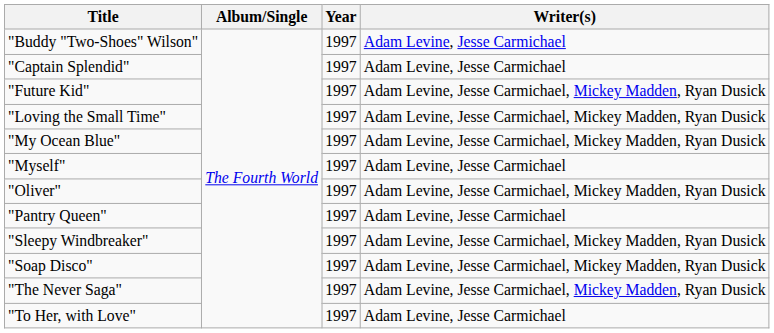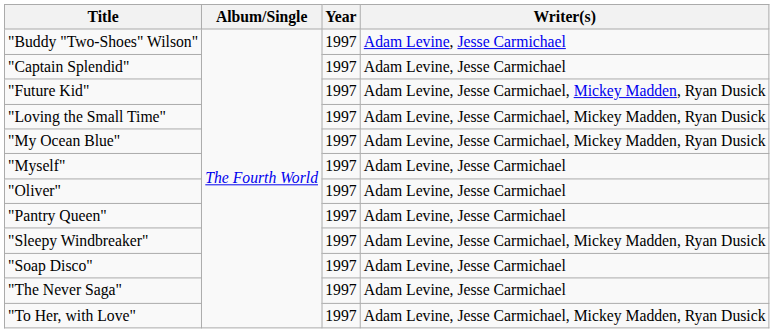(565, 191) Adam Levine, Jesse Carmichael, Mickey Madden, Ryan Dusick -> (465, 191) Adam Levine, Jesse Carmichael
(565, 265) Adam Levine, Jesse Carmichael, Mickey Madden, Ryan Dusick -> (465, 265) Adam Levine, Jesse Carmichael
(565, 290) Adam Levine, Jesse Carmichael, Mickey Madden, Ryan Dusick -> (465, 290) Adam Levine, Jesse Carmichael
(465, 315) Adam Levine, Jesse Carmichael -> (565, 315) Adam Levine, Jesse Carmichael, Mickey Madden, Ryan Dusick
